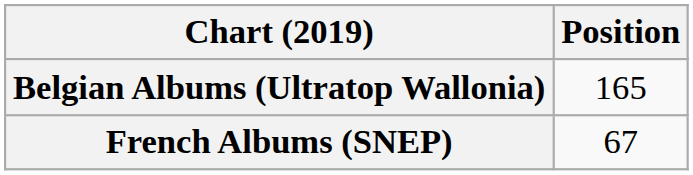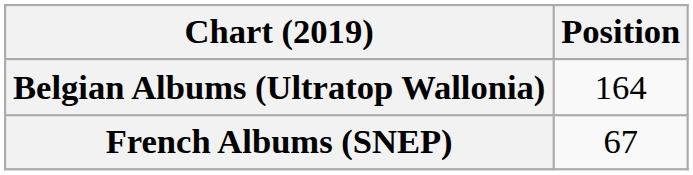(621, 86) 165 -> (621, 86) 164
